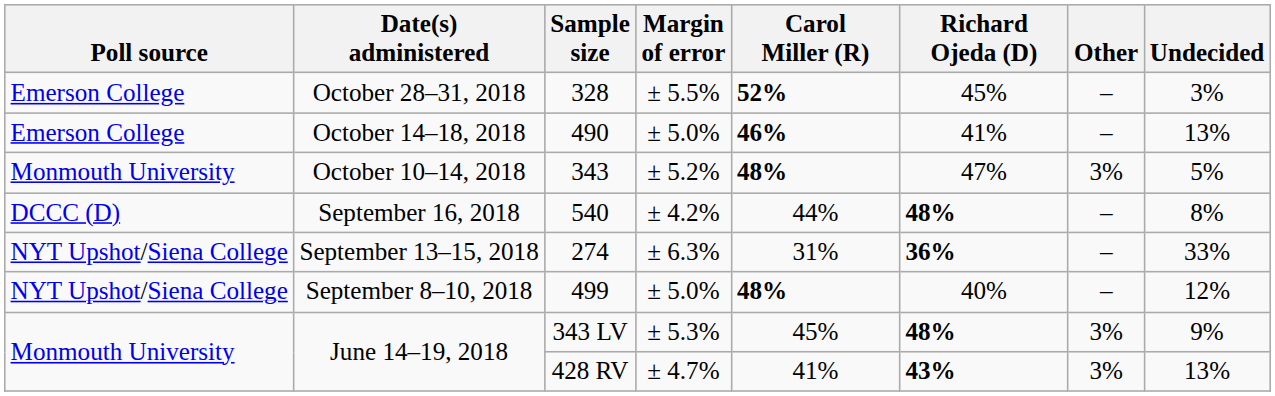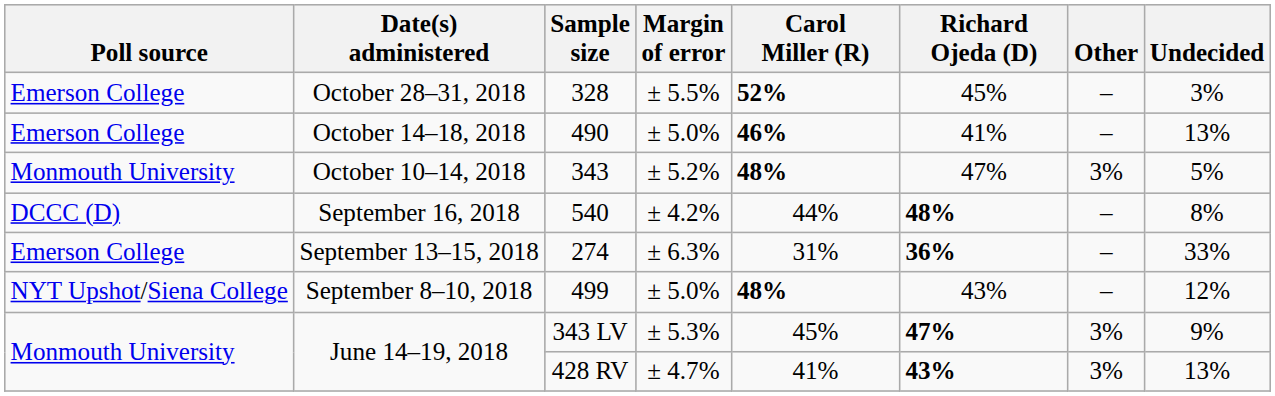(149, 251) NYT Upshot/Siena College -> (97, 251) Emerson College
(984, 291) 40% -> (984, 291) 43%
(931, 331) 48% -> (931, 331) 47%
